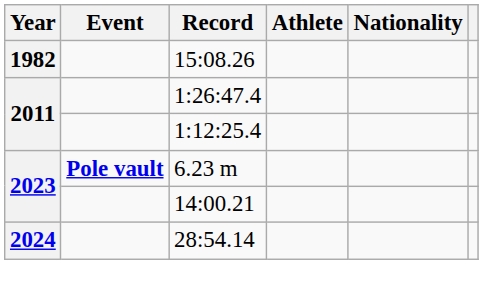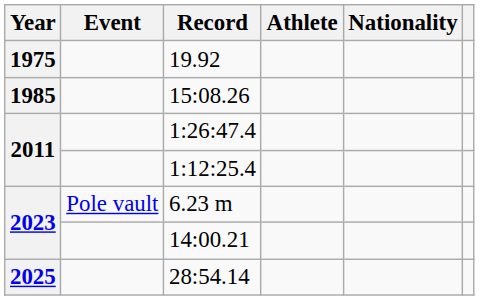+ row: (195, 58)
(33, 58) 1982 -> (33, 95) 1985
(115, 167) bold -> (112, 204) normal
(33, 240) 2024 -> (33, 276) 2025
